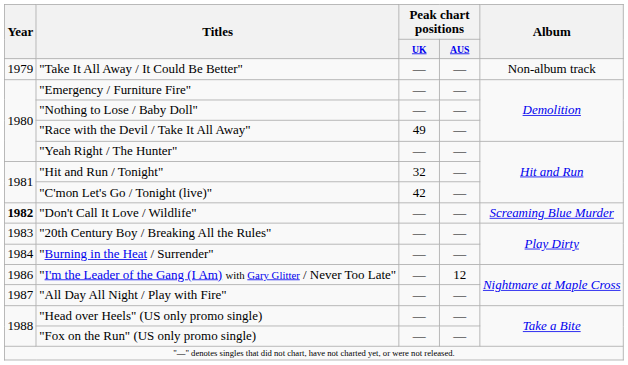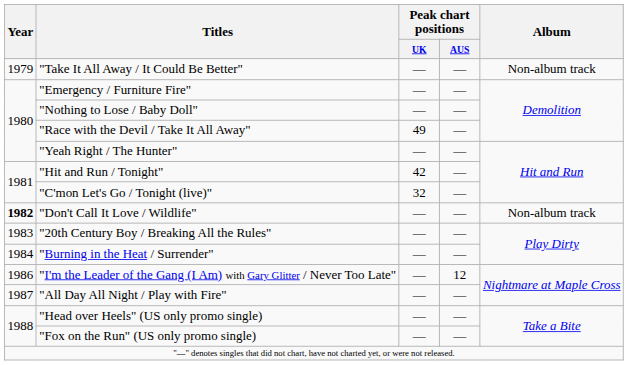(419, 171) 32 -> (419, 171) 42
(419, 192) 42 -> (419, 192) 32
(552, 213) Screaming Blue Murder -> (552, 213) Non-album track
